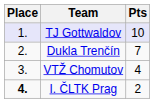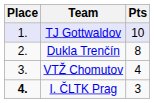(138, 51) 7 -> (138, 51) 8
(138, 88) 2 -> (138, 88) 3
